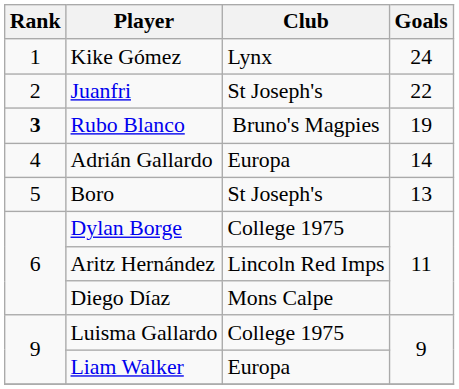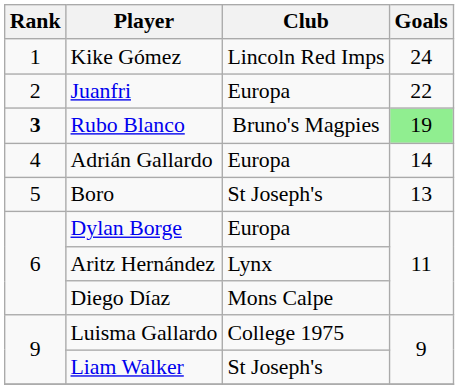(250, 56) Lynx -> (306, 56) Lincoln Red Imps
(275, 90) St Joseph's -> (259, 90) Europa
(421, 125) no background -> (421, 125) lightgreen background
(286, 228) College 1975 -> (259, 228) Europa
(306, 263) Lincoln Red Imps -> (250, 263) Lynx
(259, 366) Europa -> (275, 366) St Joseph's
